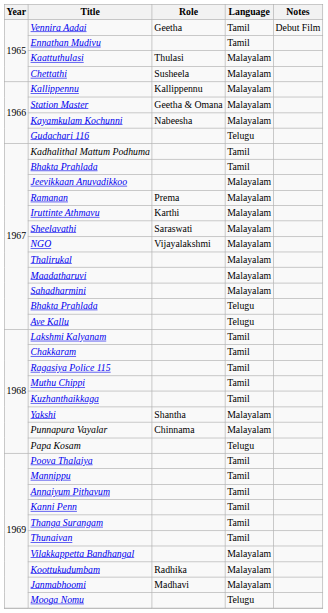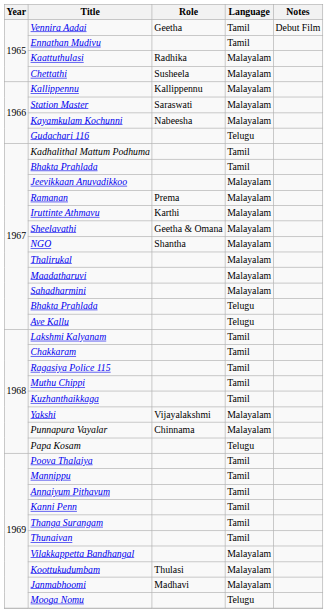(169, 58) Thulasi -> (171, 58) Radhika
(189, 105) Geetha & Omana -> (173, 105) Saraswati
(173, 228) Saraswati -> (189, 228) Geetha & Omana
(183, 244) Vijayalakshmi -> (170, 244) Shantha
(170, 414) Shantha -> (183, 414) Vijayalakshmi
(171, 569) Radhika -> (169, 569) Thulasi
